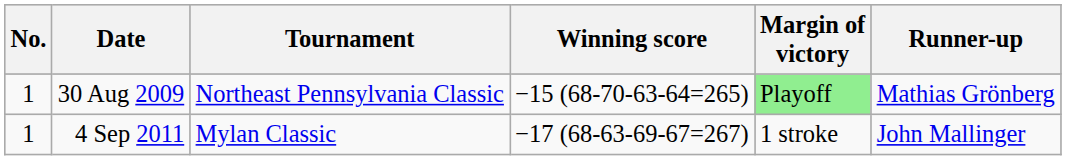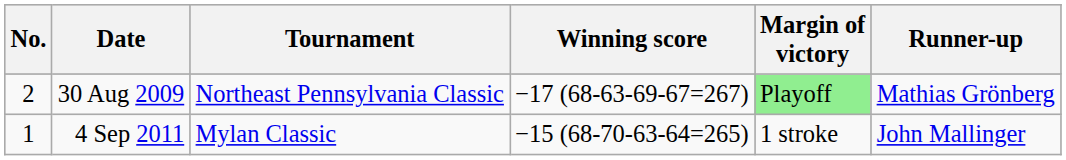(28, 94) 1 -> (28, 94) 2
(632, 94) −15 (68-70-63-64=265) -> (632, 94) −17 (68-63-69-67=267)
(632, 134) −17 (68-63-69-67=267) -> (632, 134) −15 (68-70-63-64=265)
